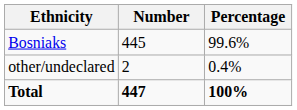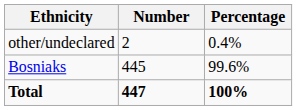rows swapped: (37, 42) <-> (61, 67)
